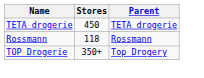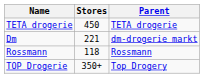+ row: (11, 39)
